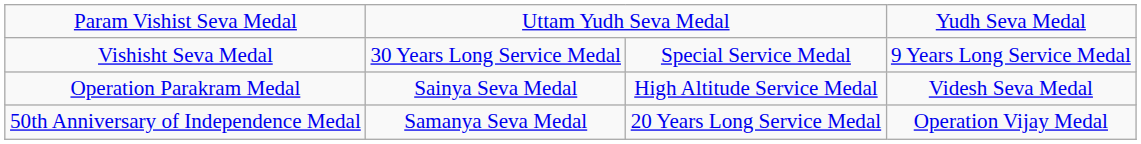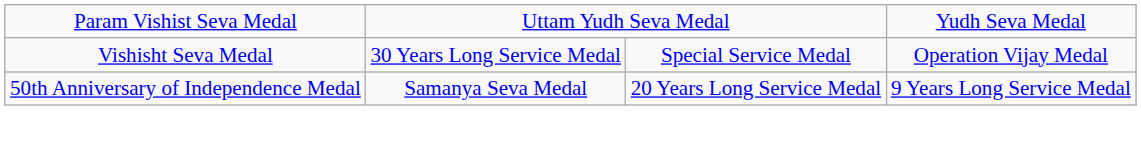(1011, 54) 9 Years Long Service Medal -> (1011, 54) Operation Vijay Medal
- row: (185, 88)
(1011, 121) Operation Vijay Medal -> (1011, 88) 9 Years Long Service Medal
